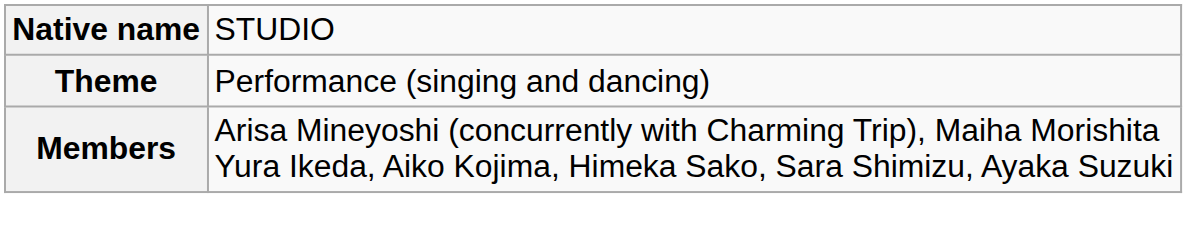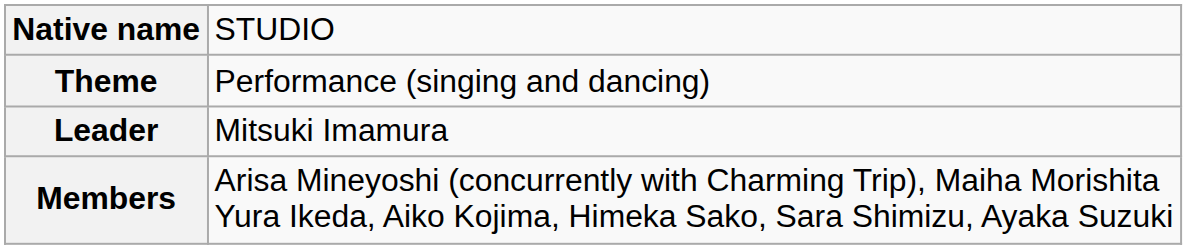+ row: (106, 130)
